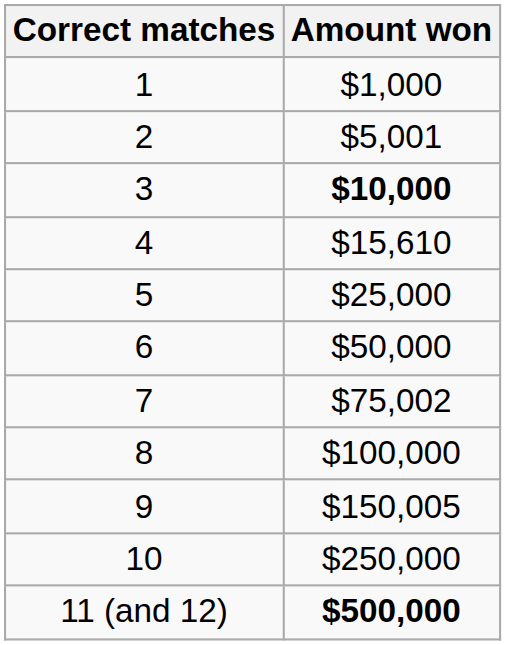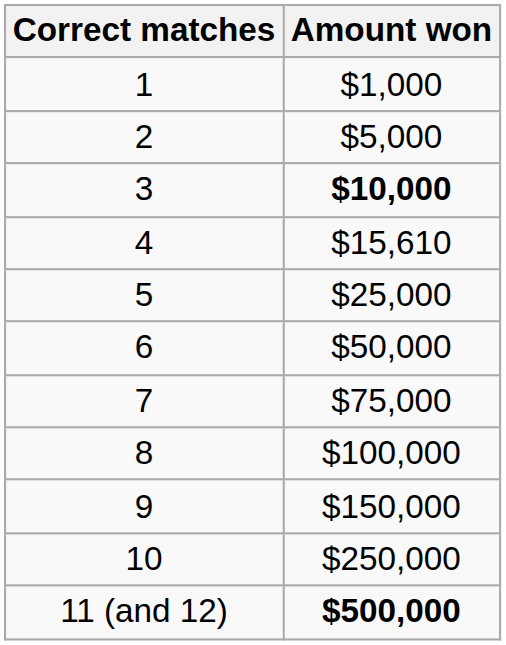(391, 136) $5,001 -> (391, 136) $5,000
(391, 400) $75,002 -> (391, 400) $75,000
(391, 505) $150,005 -> (391, 505) $150,000
